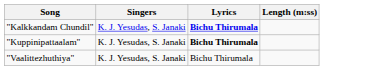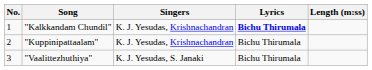+ column: (13, 12)
(142, 27) K. J. Yesudas, S. Janaki -> (175, 27) K. J. Yesudas, Krishnachandran
(142, 42) K. J. Yesudas, S. Janaki -> (175, 42) K. J. Yesudas, Krishnachandran
(224, 42) bold -> (269, 42) normal
